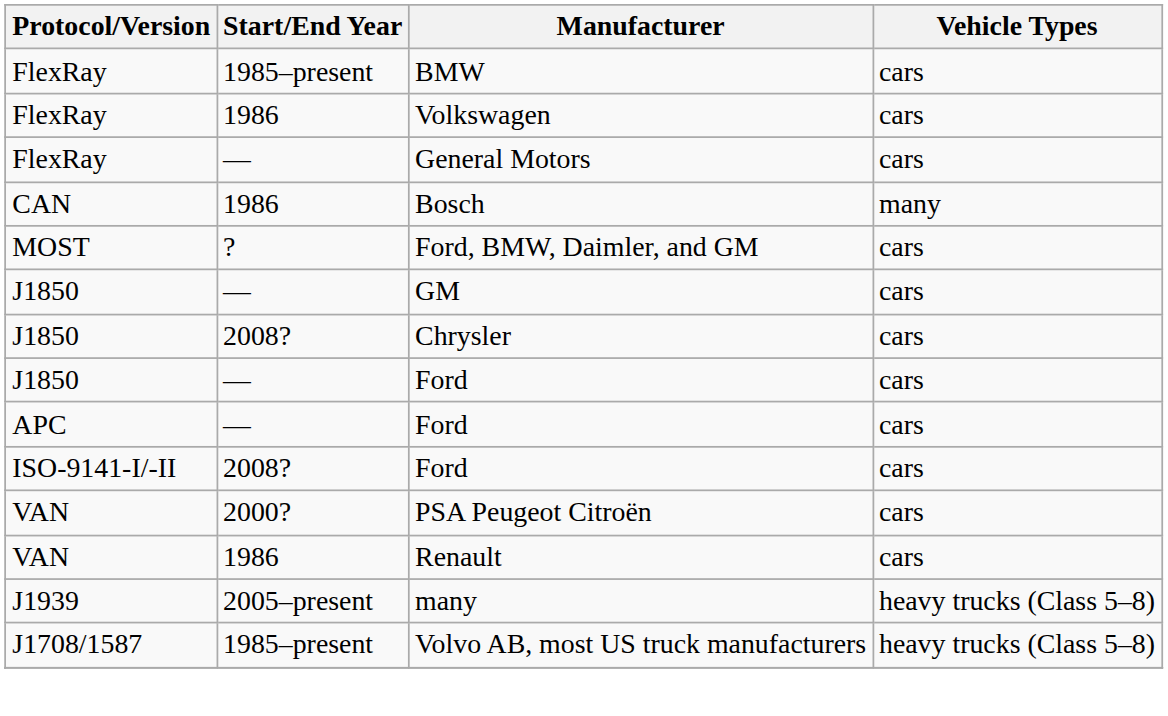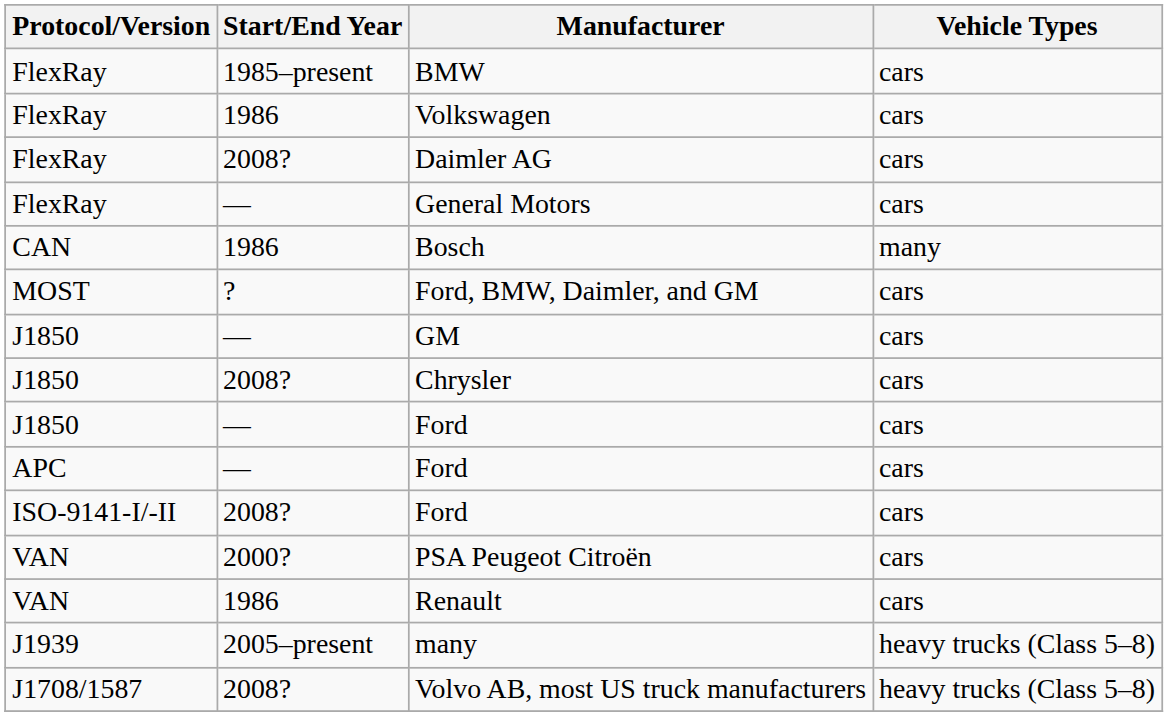+ row: (59, 159)
(298, 644) 1985–present -> (257, 688) 2008?
